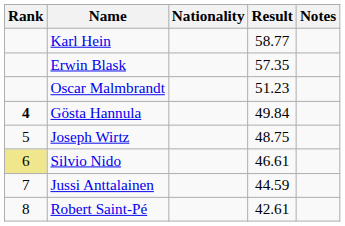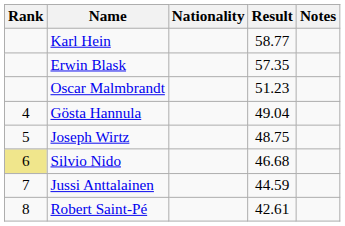(26, 112) bold -> (26, 112) normal
(272, 112) 49.84 -> (272, 112) 49.04
(272, 161) 46.61 -> (272, 161) 46.68
